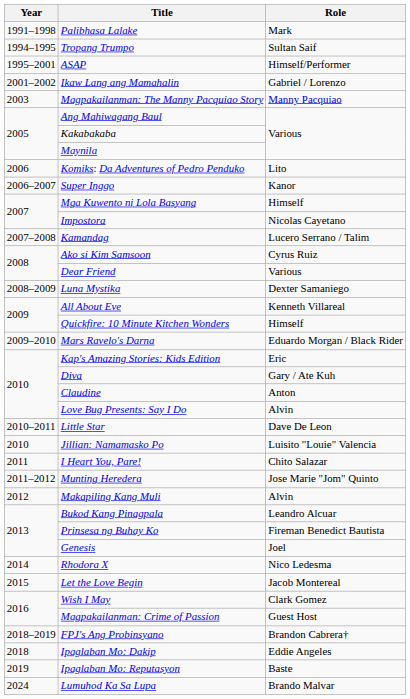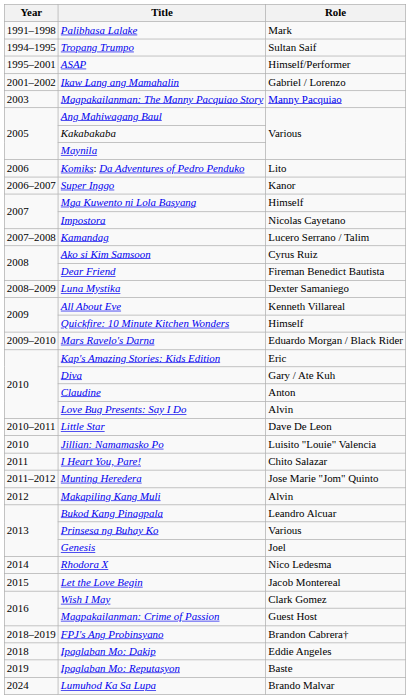(285, 271) Various -> (326, 271) Fireman Benedict Bautista
(326, 530) Fireman Benedict Bautista -> (285, 530) Various
